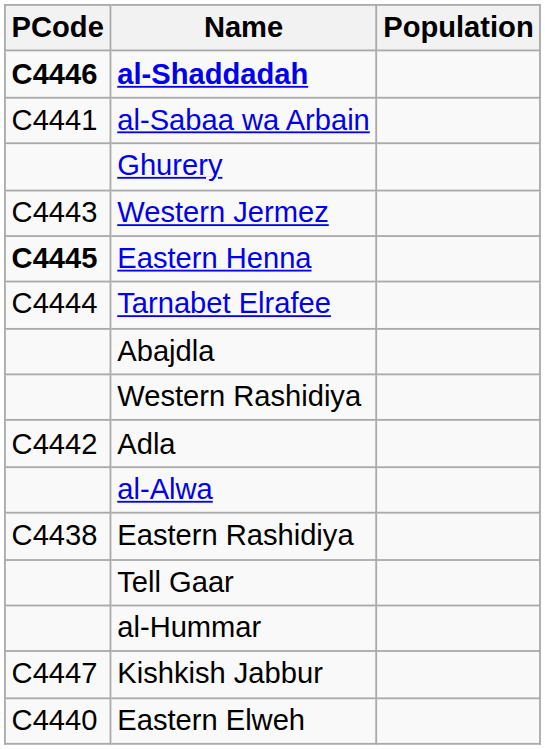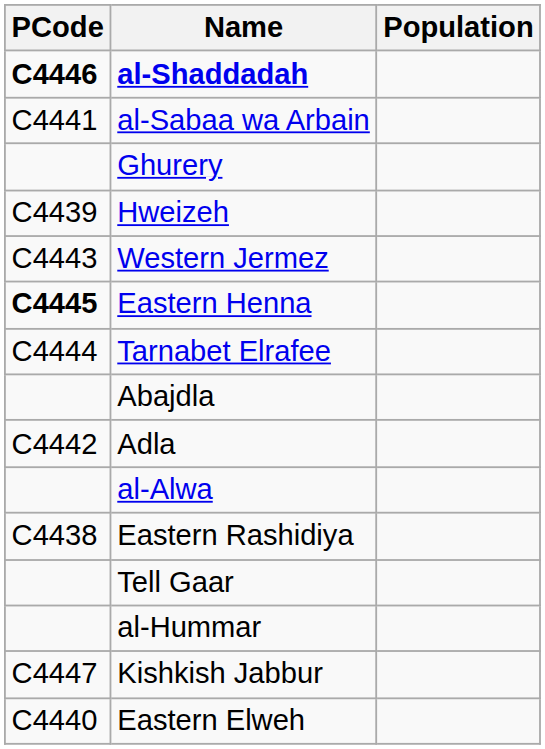+ row: (173, 212)
- row: (239, 397)
